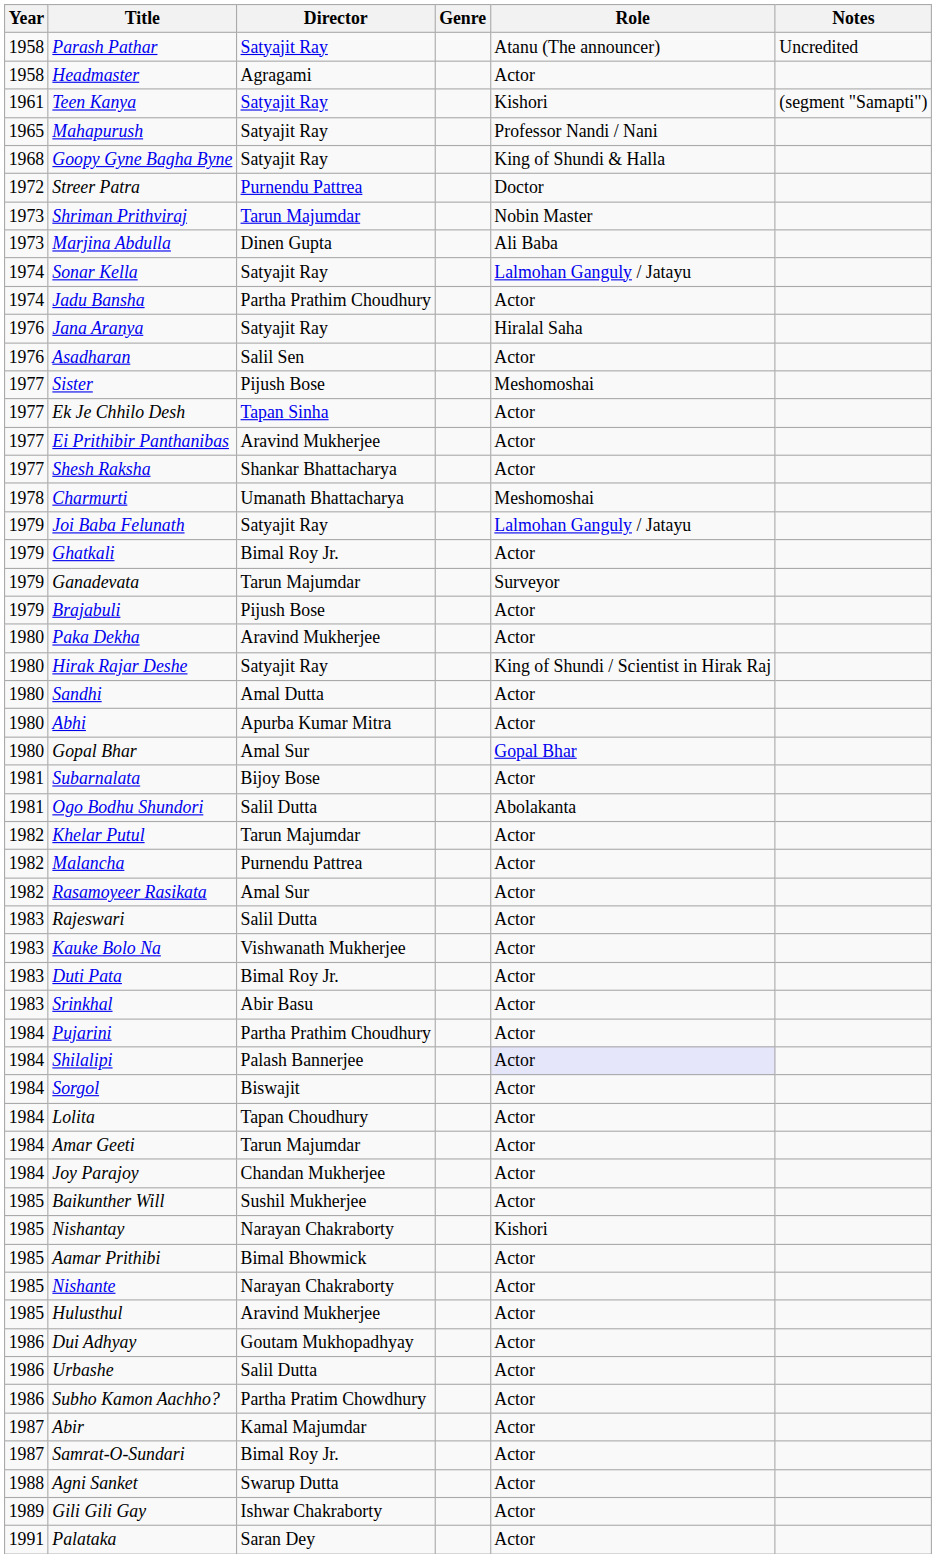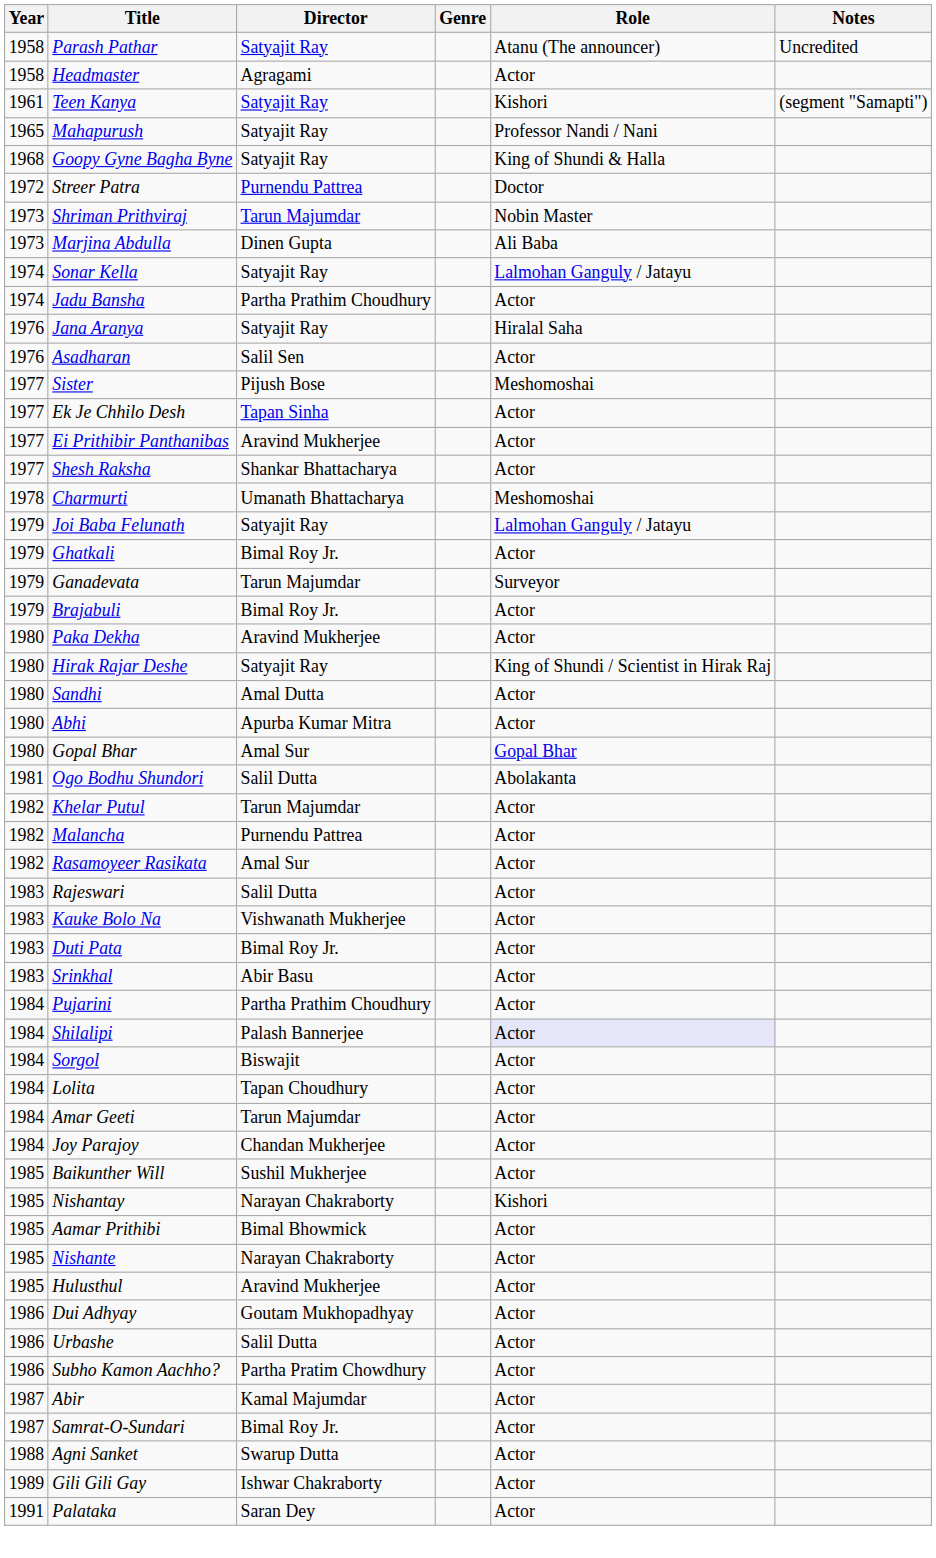(283, 610) Pijush Bose -> (290, 610) Bimal Roy Jr.
- row: (96, 779)
